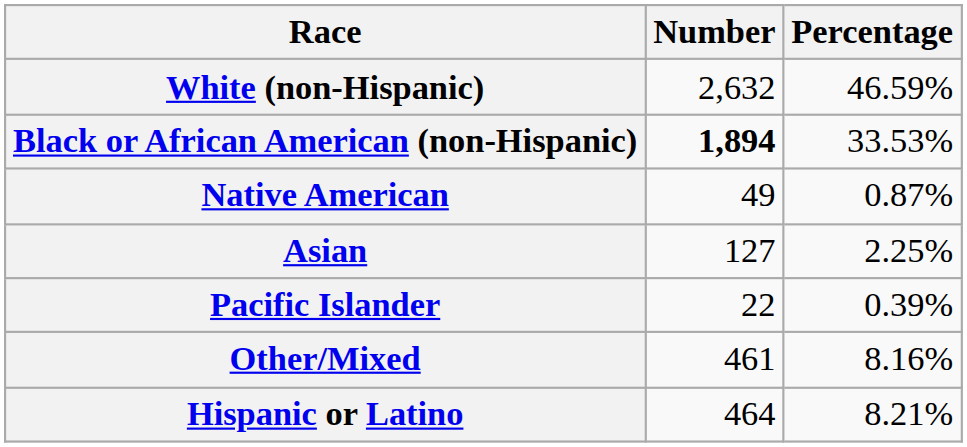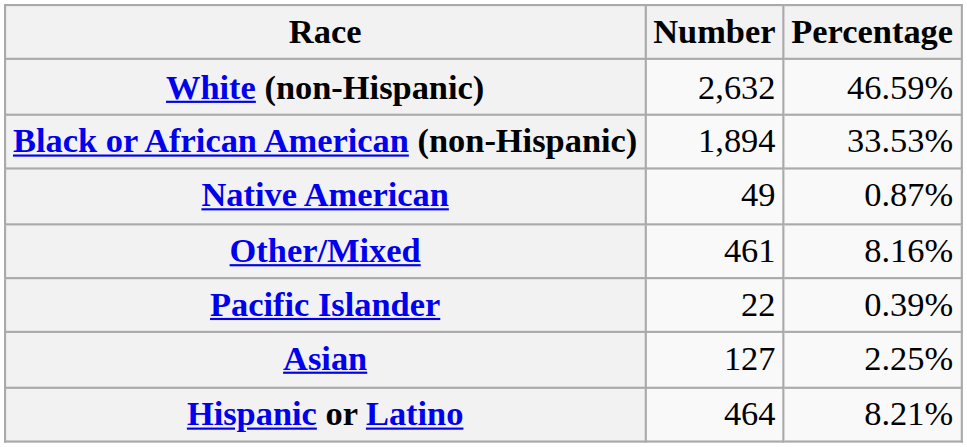(737, 140) bold -> (737, 140) normal
rows swapped: (325, 250) <-> (325, 359)
